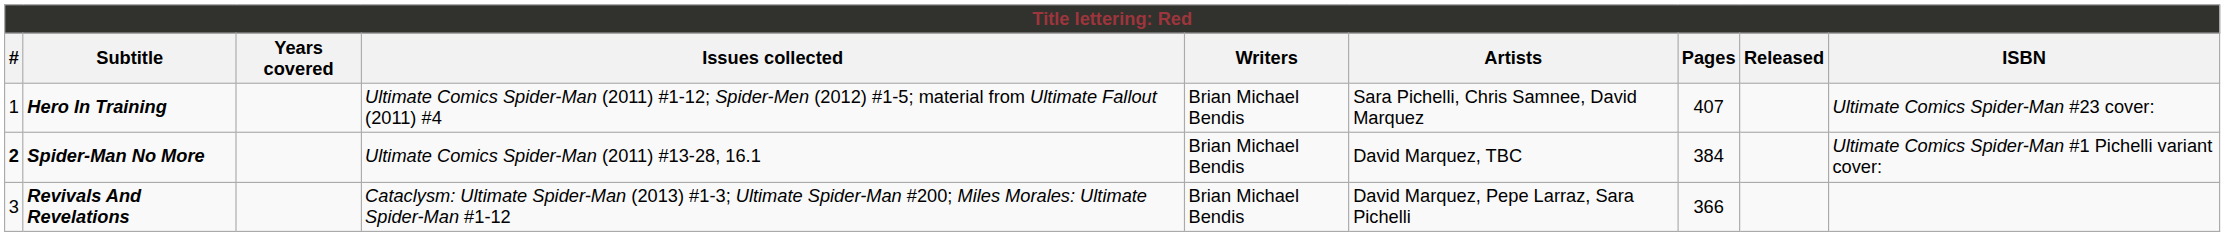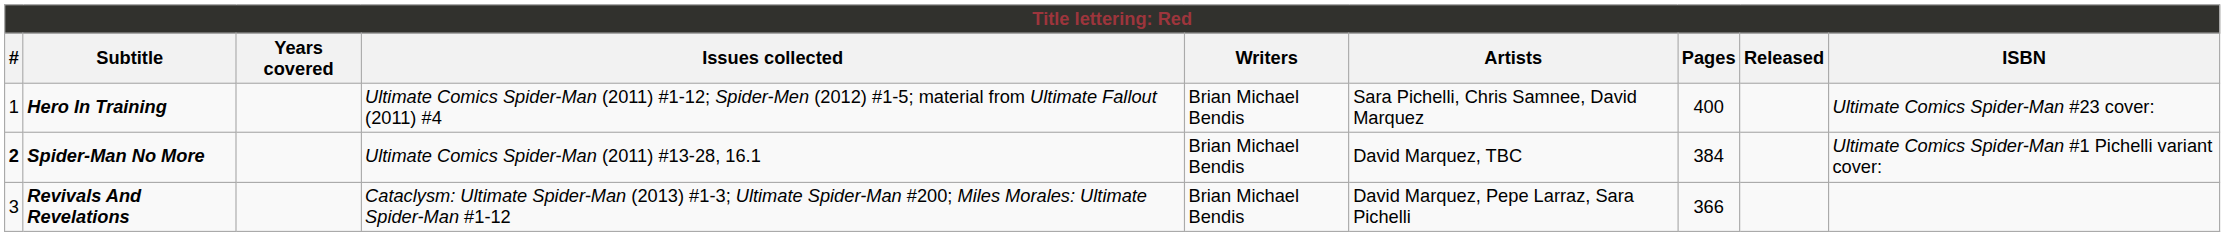(1709, 107) 407 -> (1709, 107) 400
